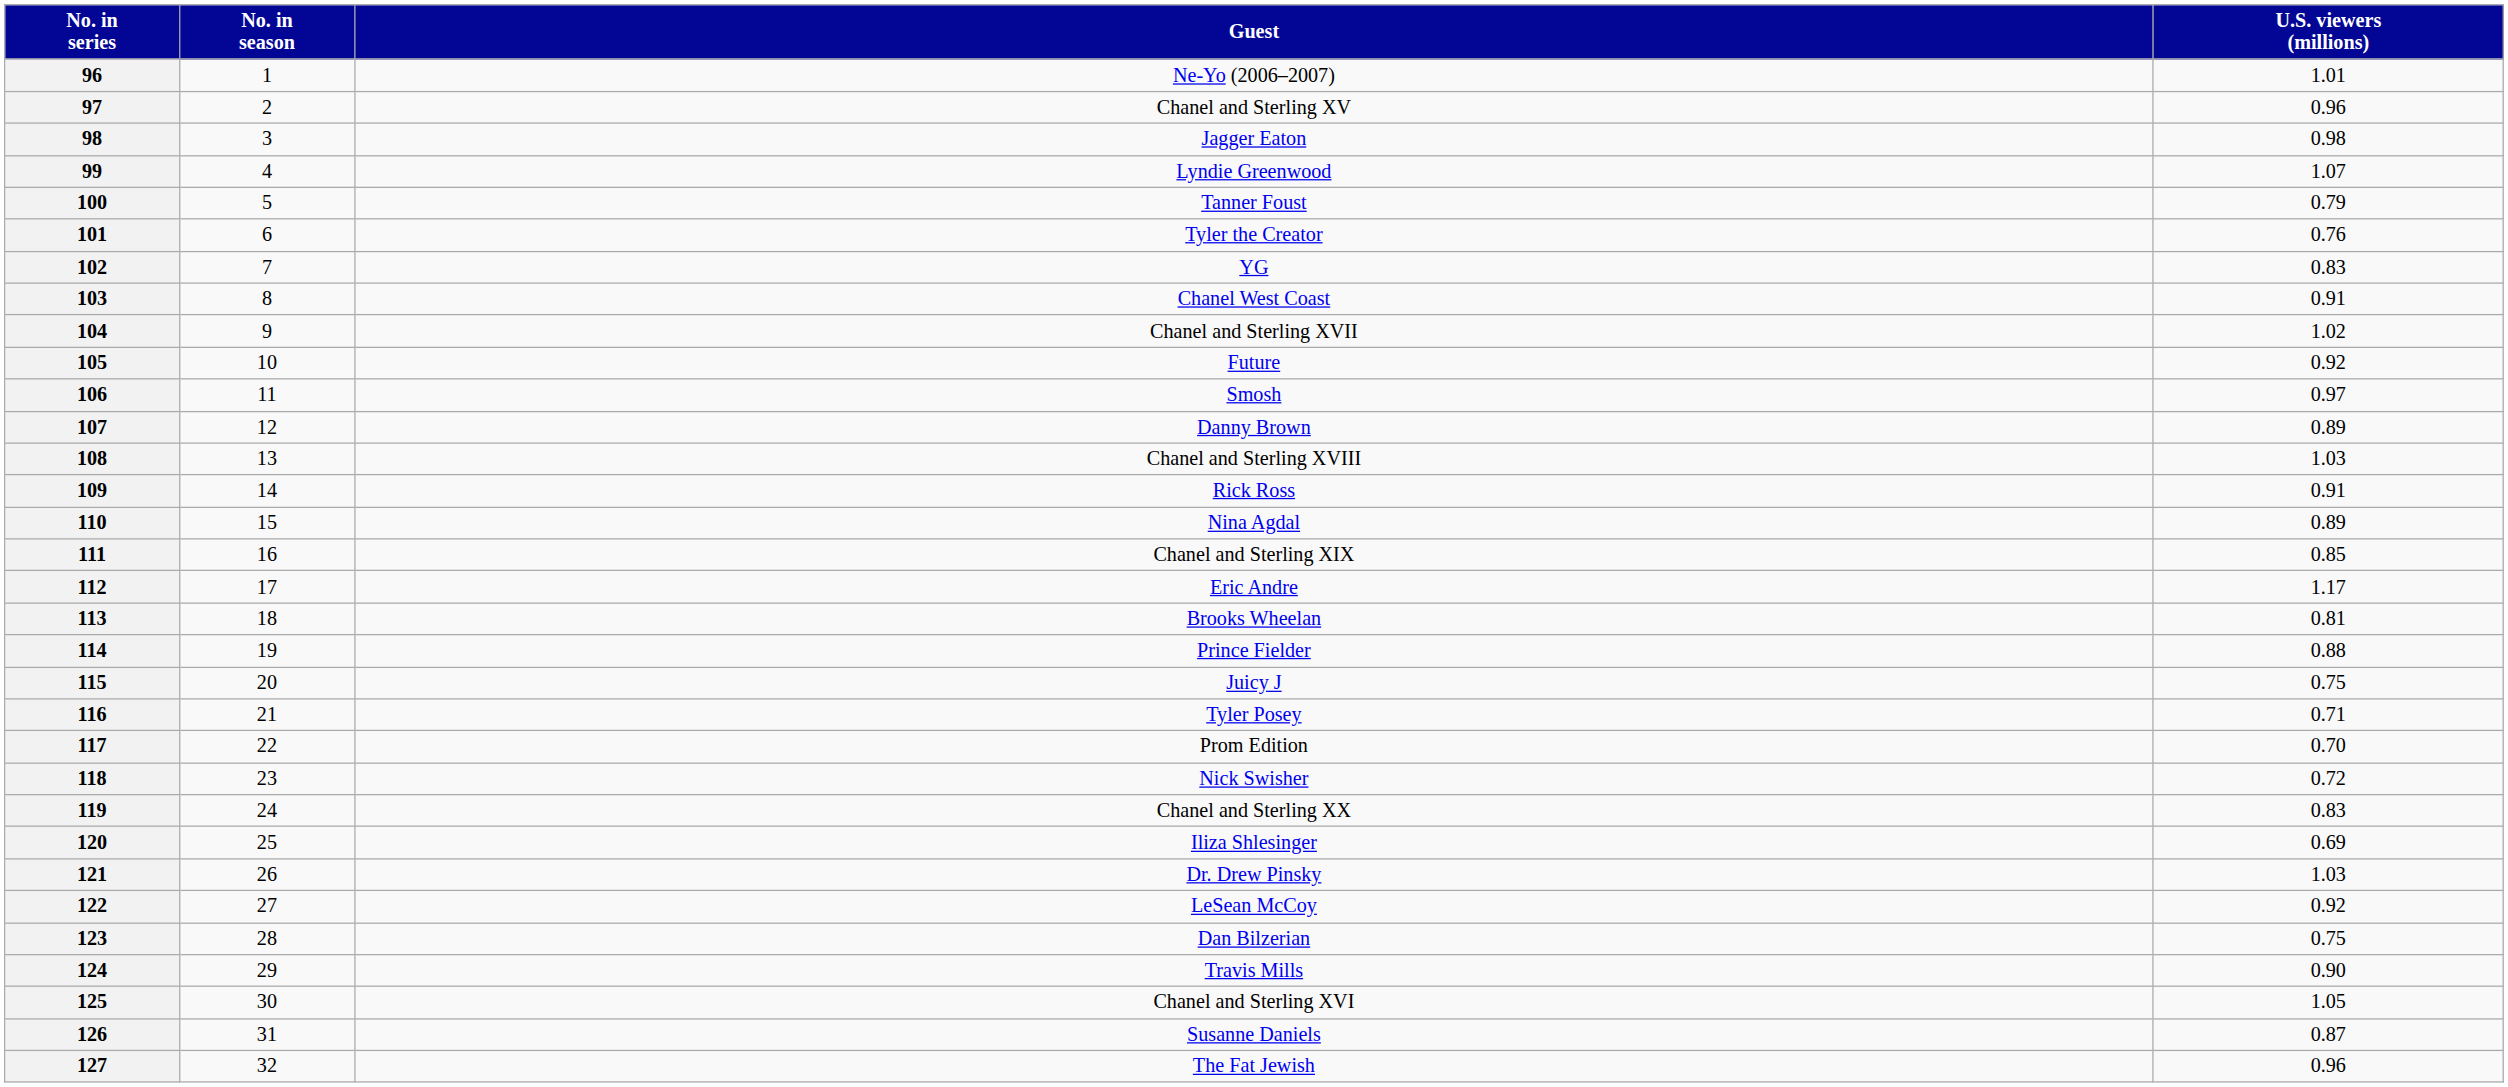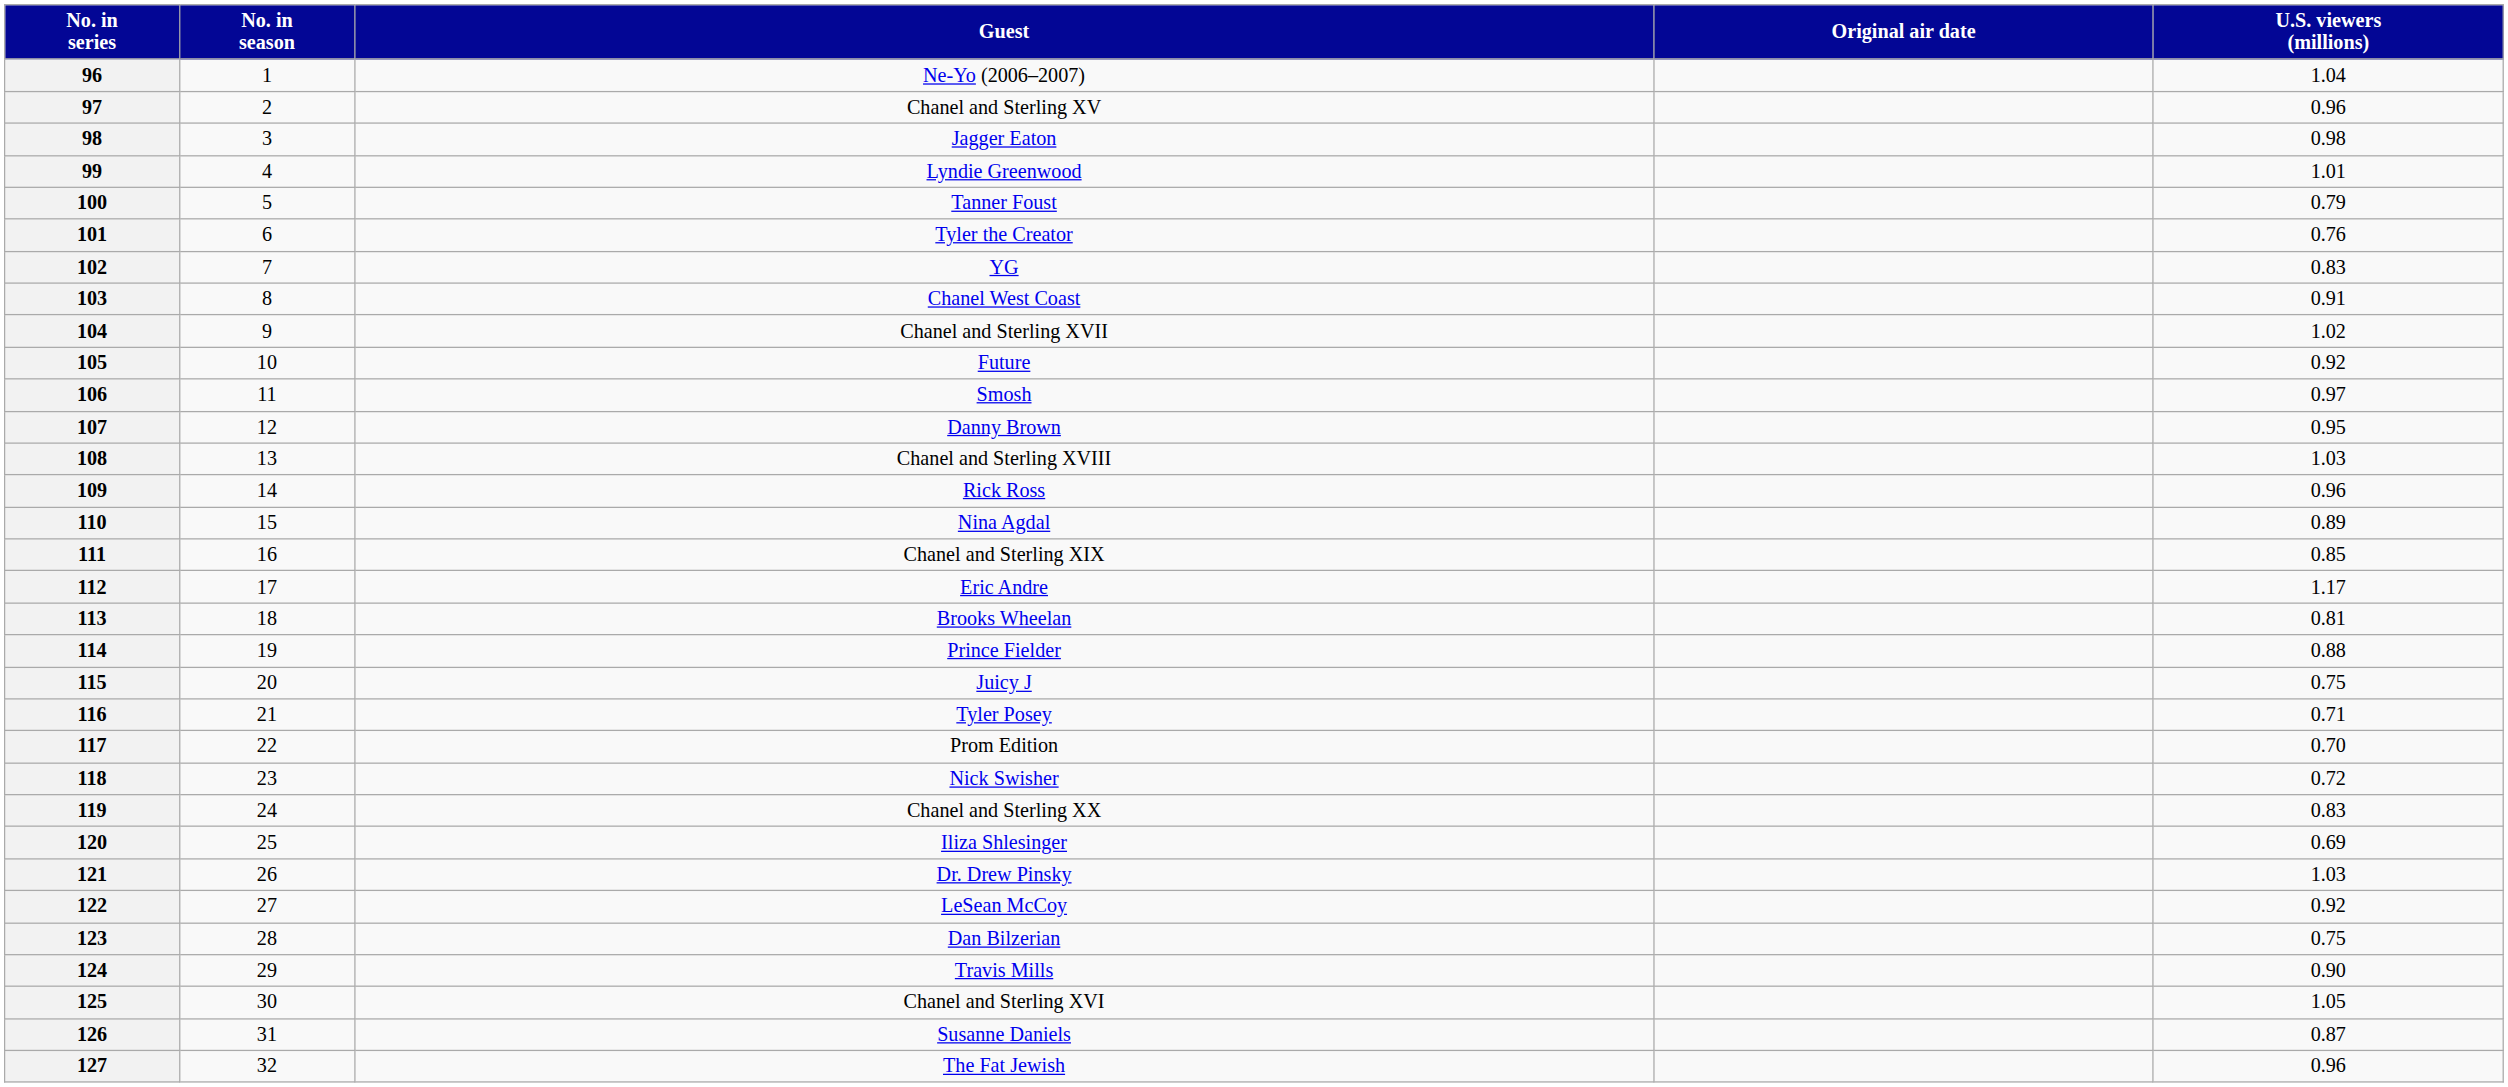+ column: (1904, 31)
(2328, 75) 1.01 -> (2328, 75) 1.04
(2328, 171) 1.07 -> (2328, 171) 1.01
(2328, 426) 0.89 -> (2328, 426) 0.95
(2328, 490) 0.91 -> (2328, 490) 0.96
